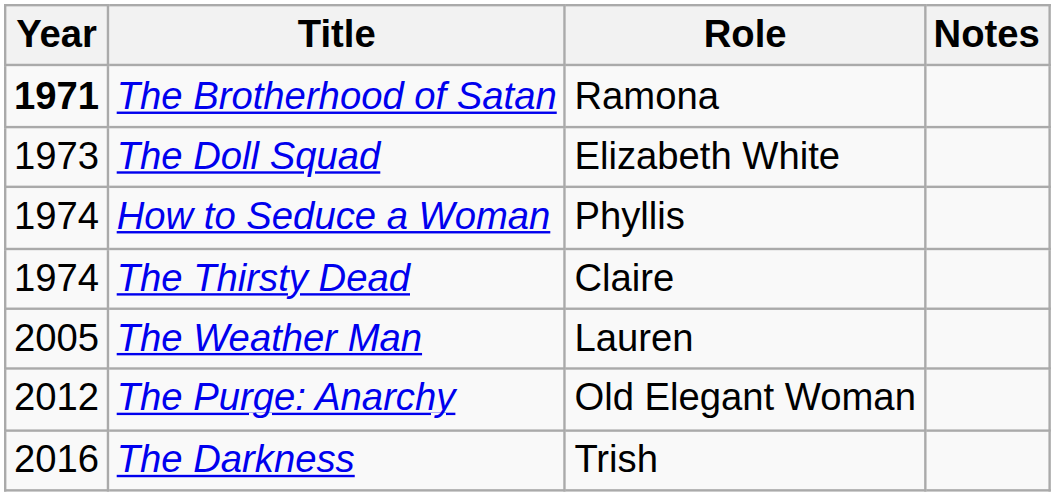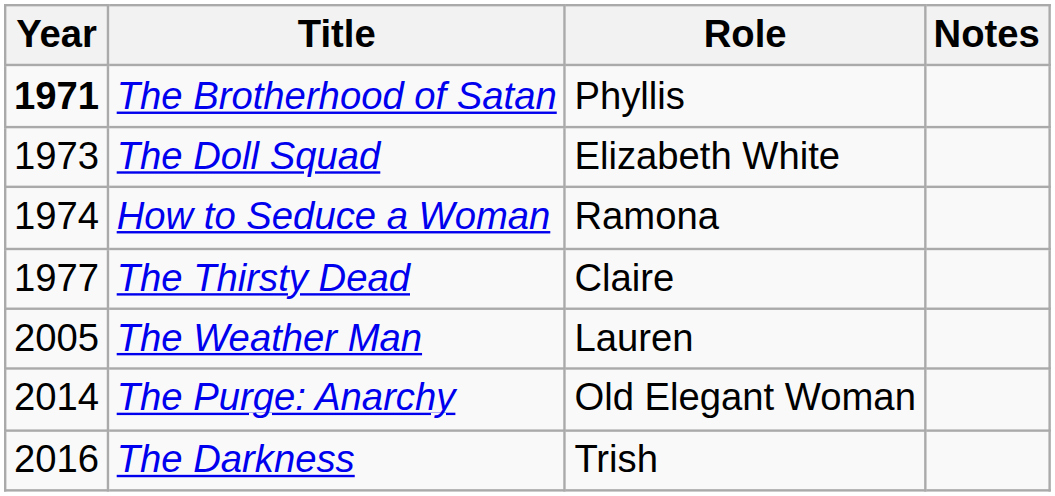(647, 95) Ramona -> (630, 95) Phyllis
(630, 216) Phyllis -> (647, 216) Ramona
(57, 277) 1974 -> (57, 277) 1977
(57, 398) 2012 -> (57, 398) 2014
